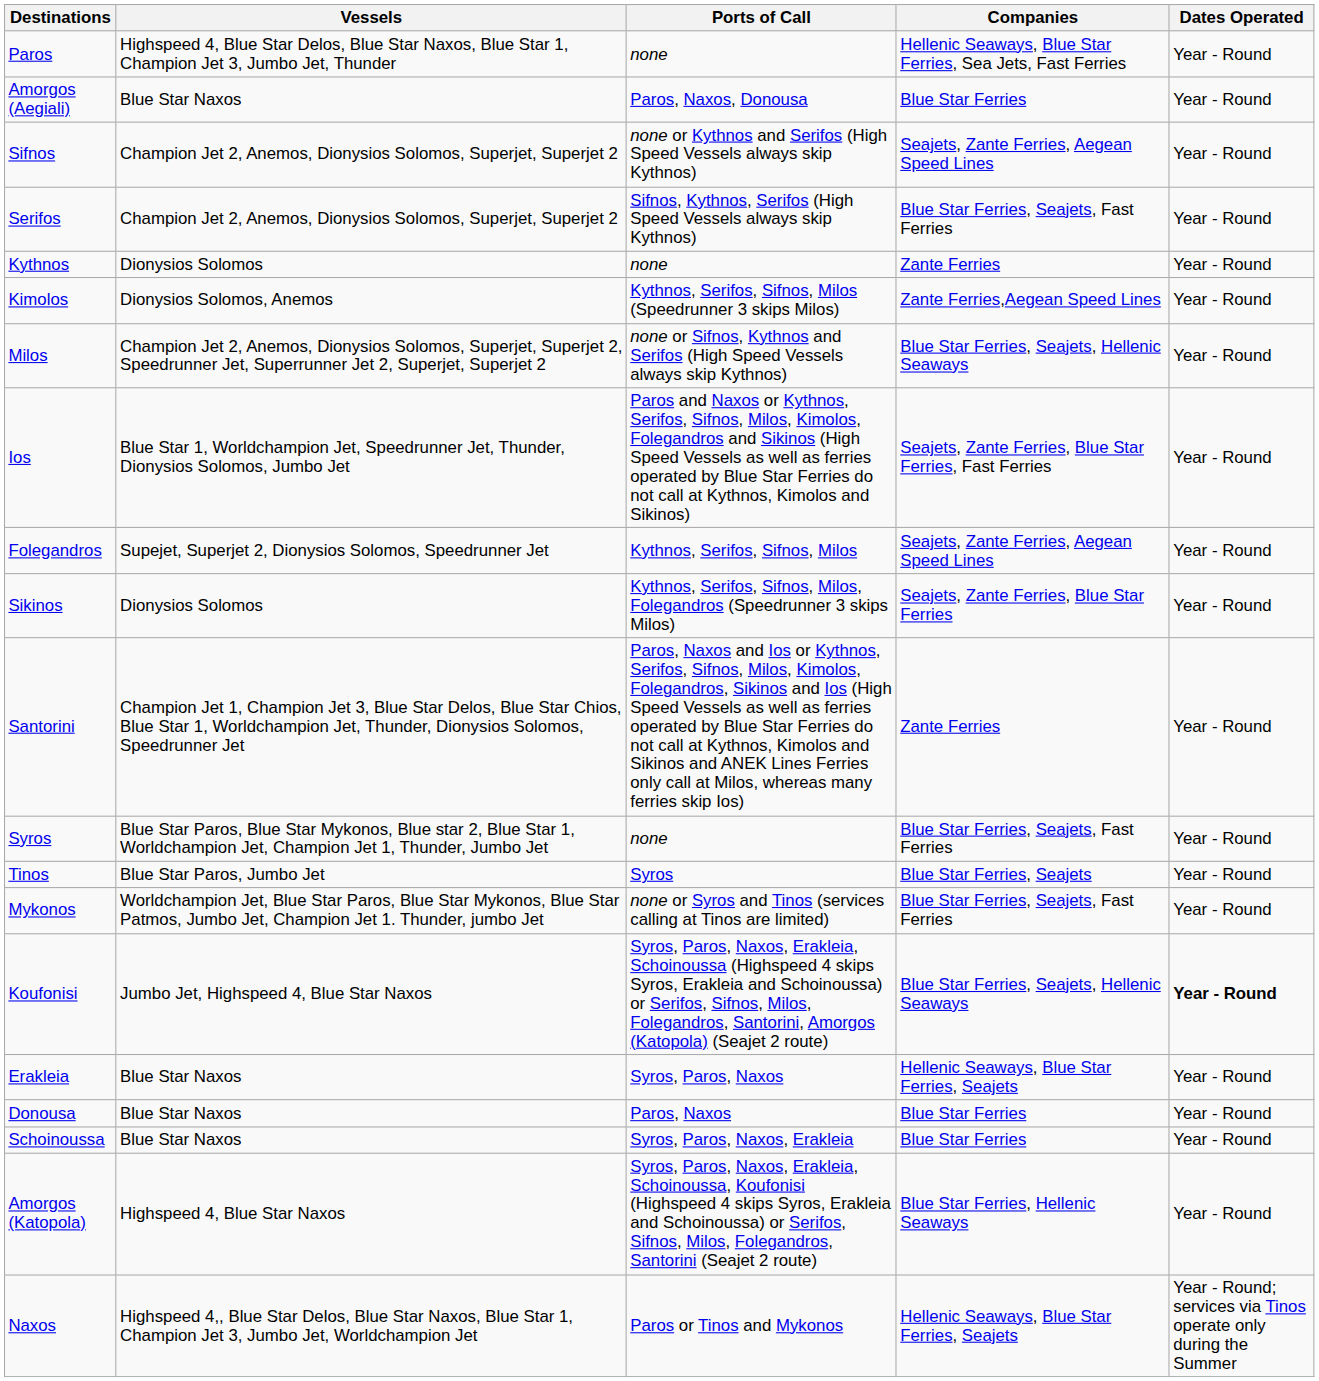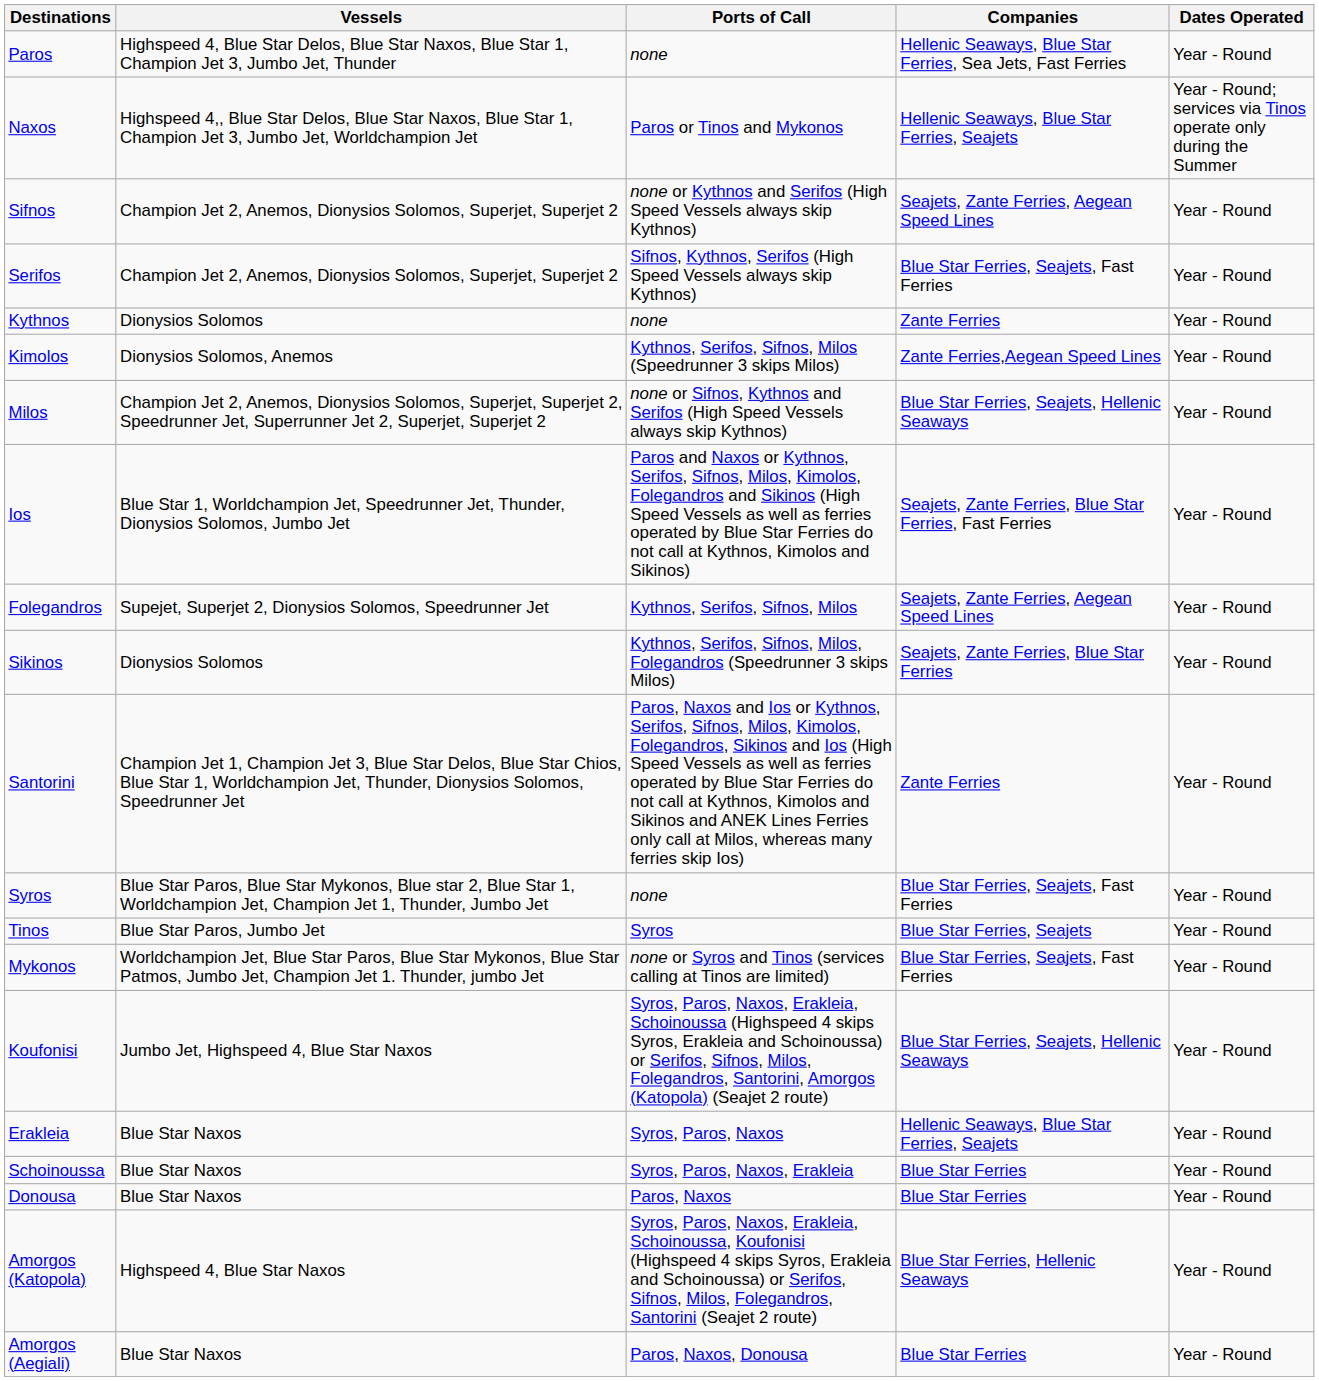rows swapped: (32, 1325) <-> (42, 99)
(1225, 993) bold -> (1222, 1050) normal
rows swapped: (56, 1140) <-> (42, 1113)
